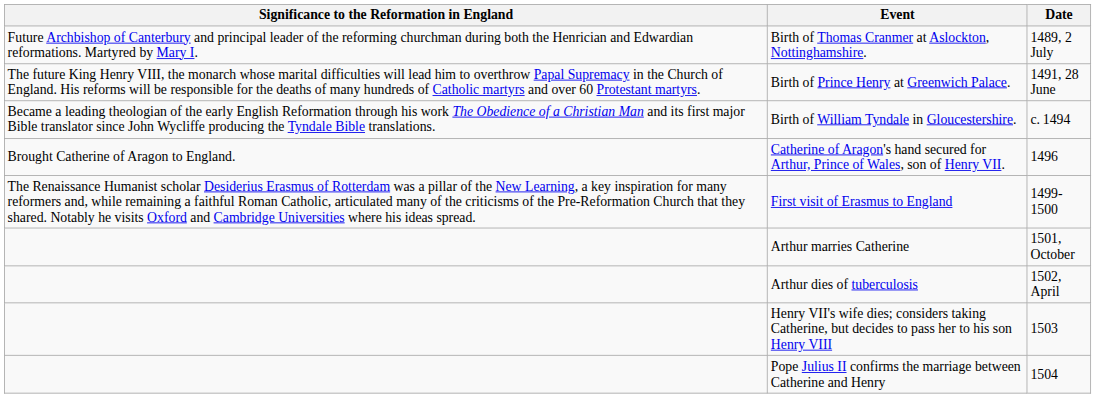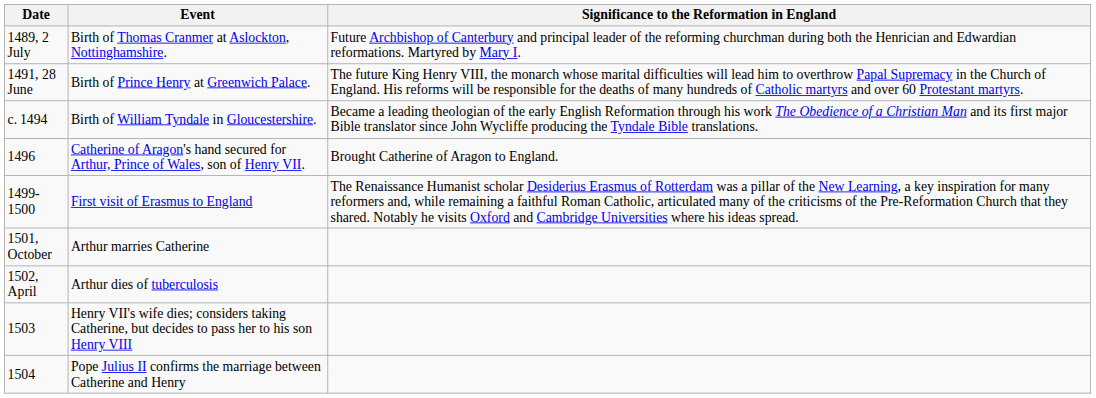columns swapped: (1059, 15) <-> (386, 15)
